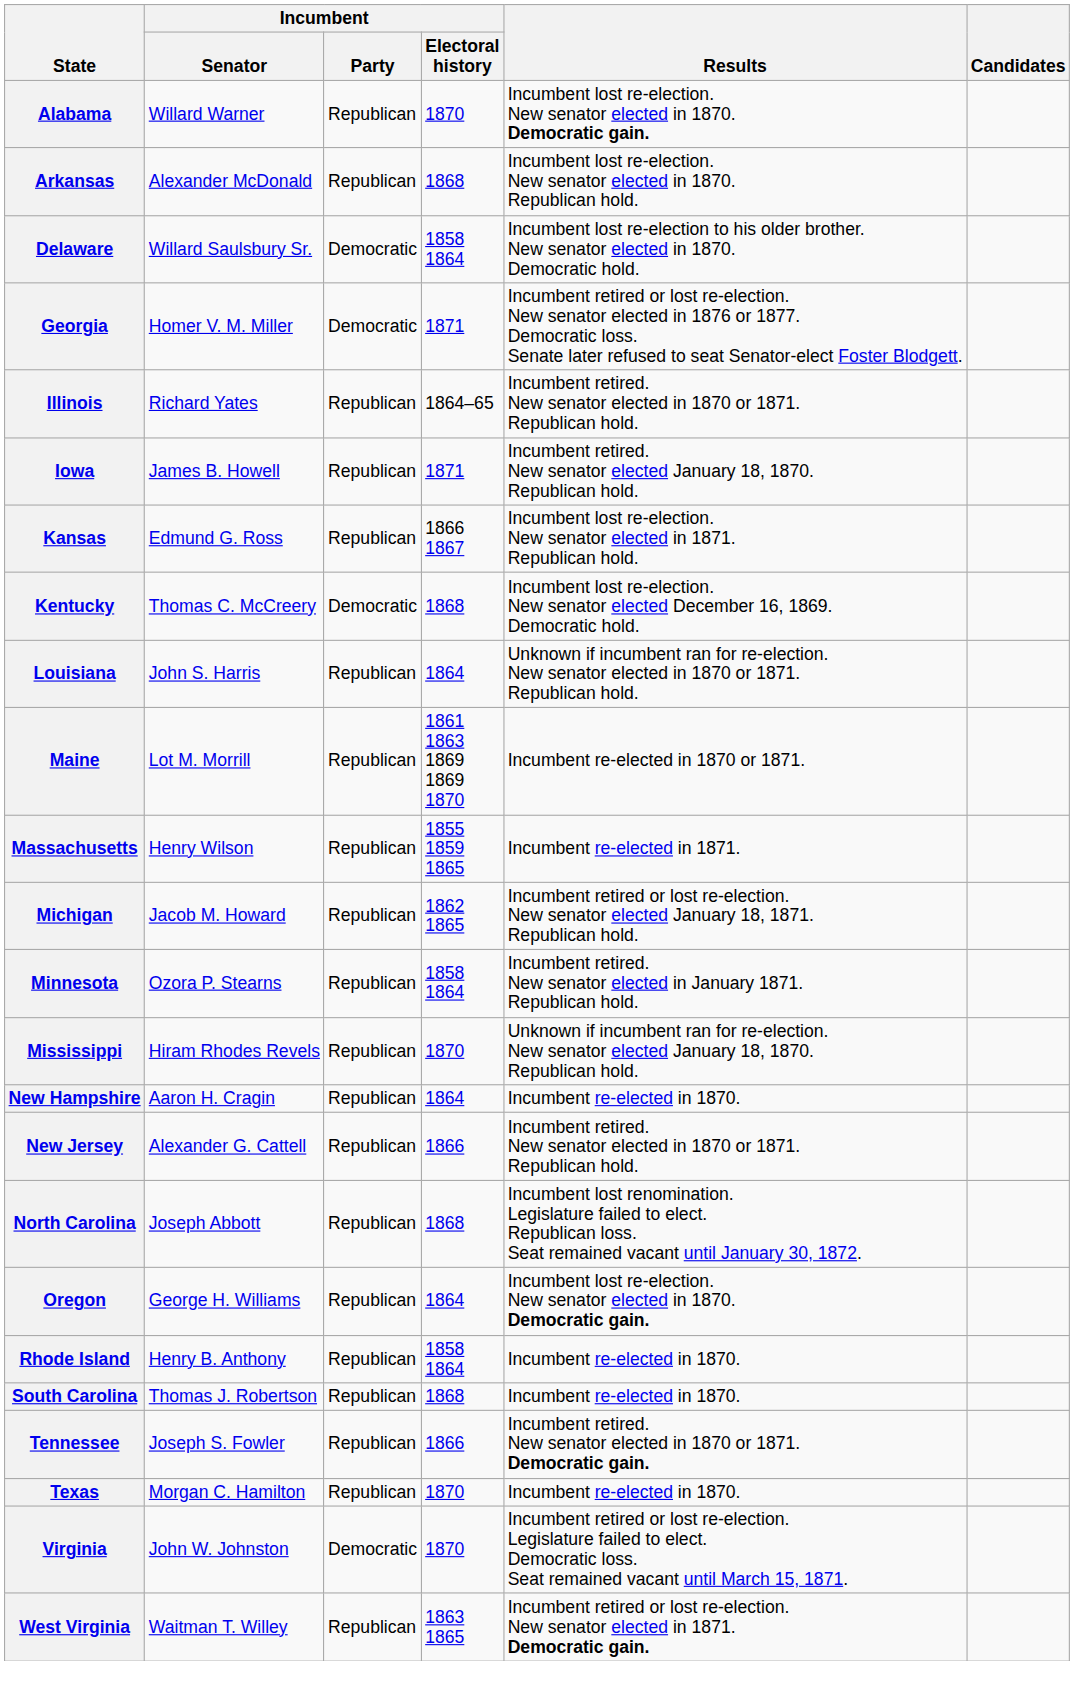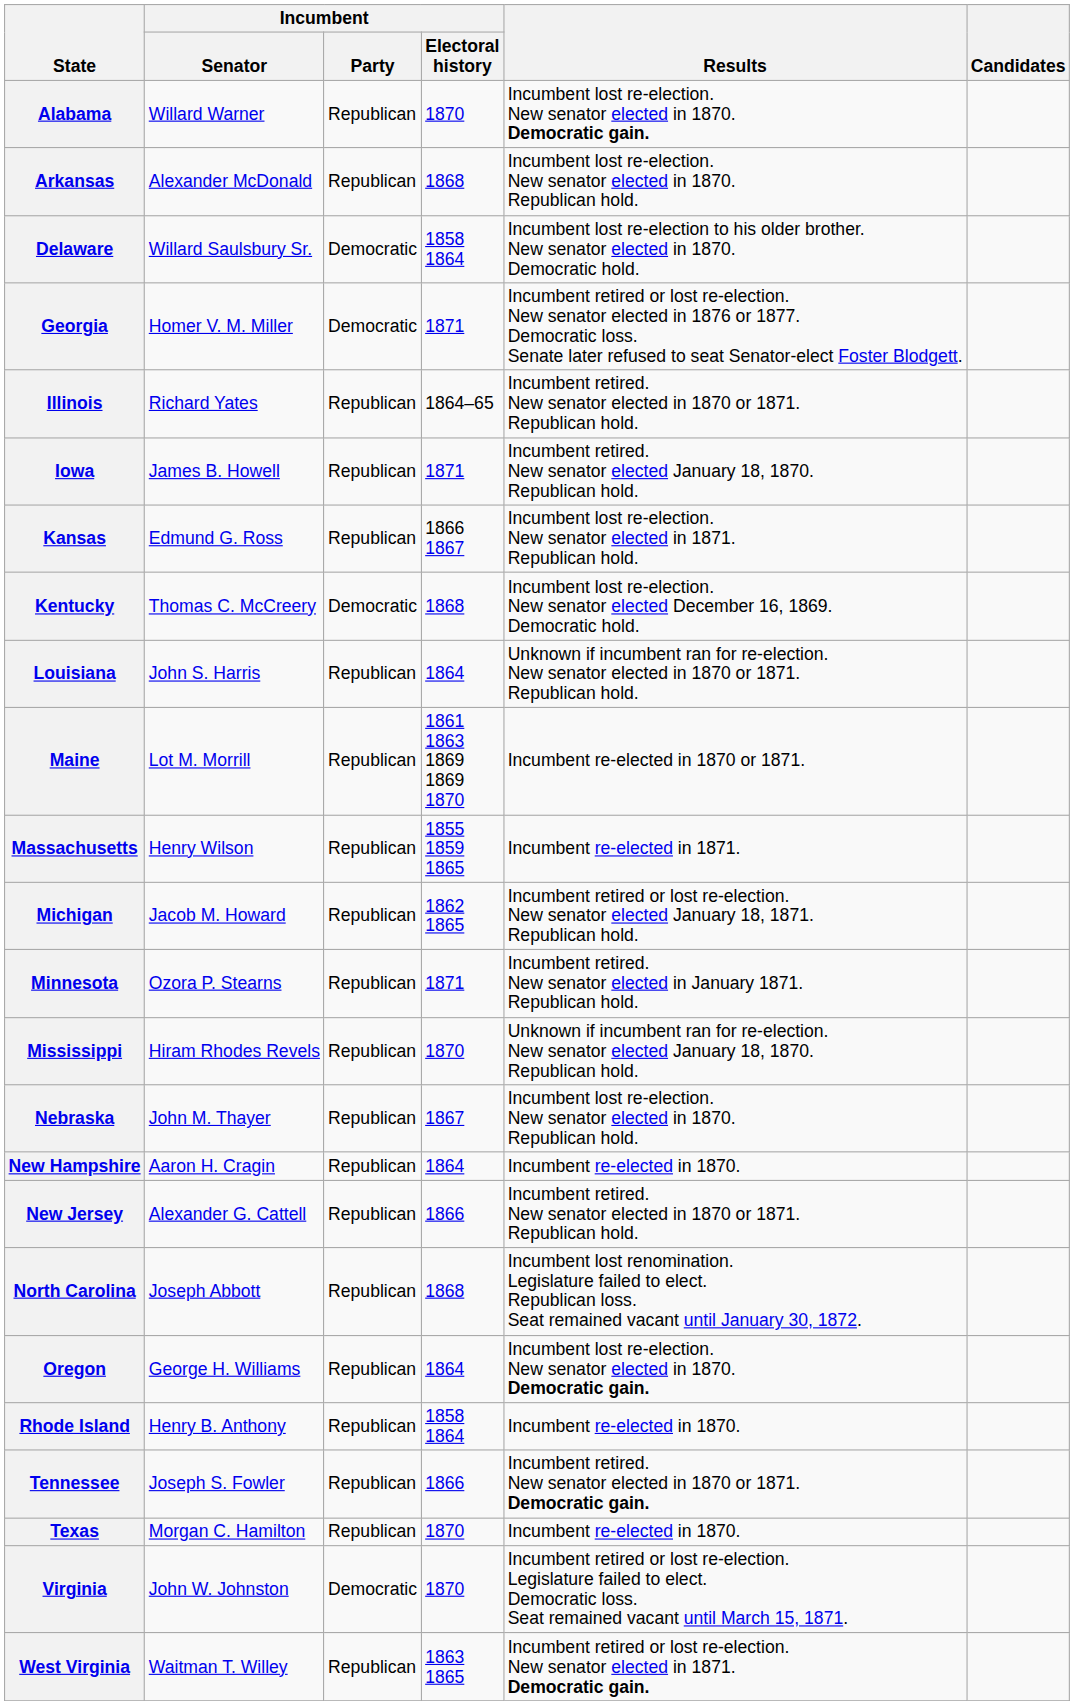(445, 983) 1858 1864 -> (445, 983) 1871
+ row: (75, 1118)
- row: (75, 1396)
